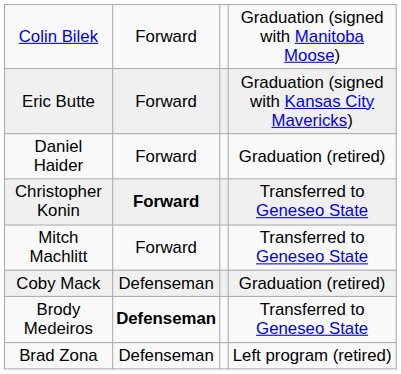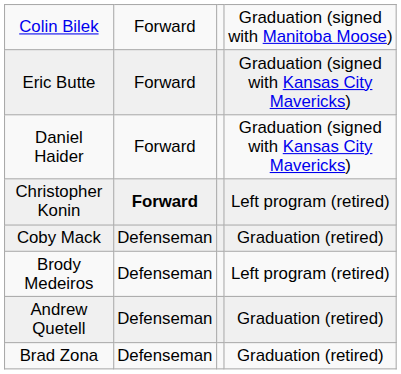(312, 156) Graduation (retired) -> (310, 146) Graduation (signed with Kansas City Mavericks)
(312, 201) Transferred to Geneseo State -> (310, 201) Left program (retired)
- row: (58, 247)
(166, 319) bold -> (165, 273) normal
(312, 319) Transferred to Geneseo State -> (310, 273) Left program (retired)
+ row: (59, 319)
(312, 355) Left program (retired) -> (310, 355) Graduation (retired)
